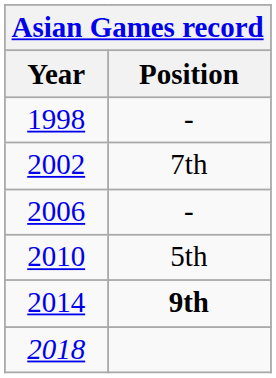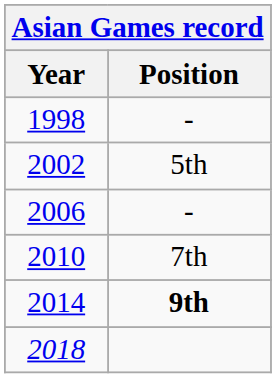(189, 165) 7th -> (189, 165) 5th
(189, 257) 5th -> (189, 257) 7th
